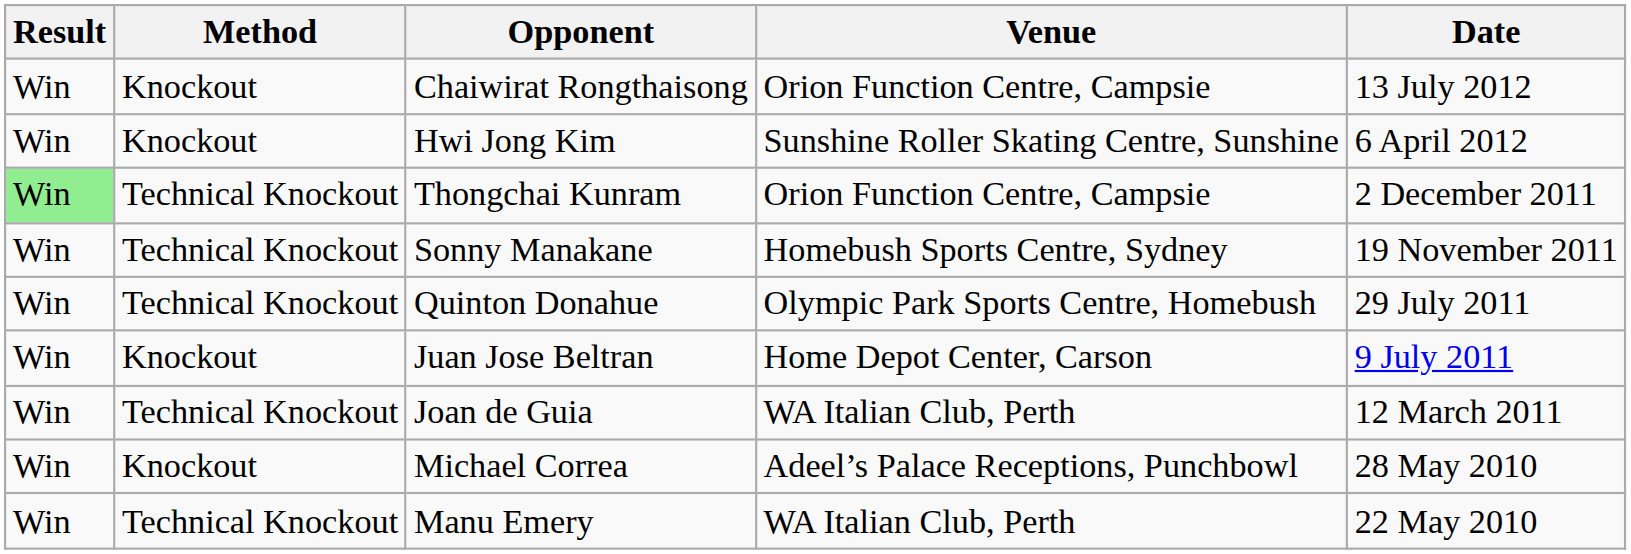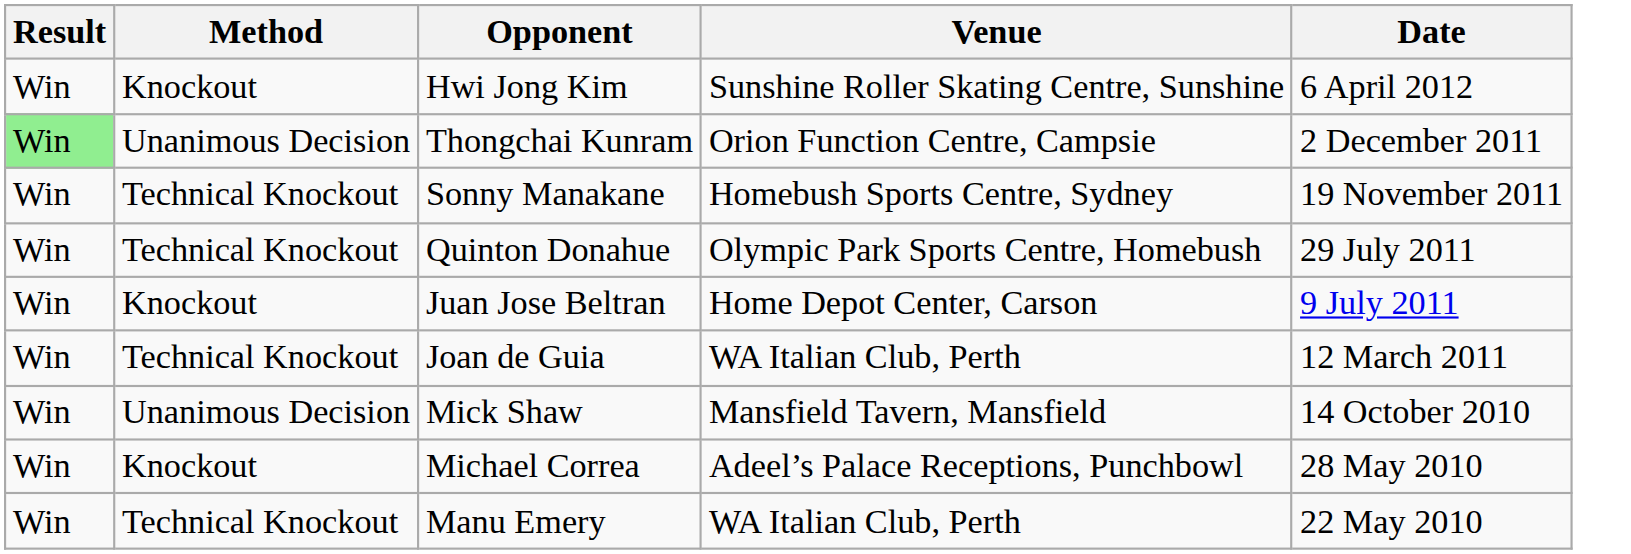- row: (581, 85)
(260, 194) Technical Knockout -> (266, 140) Unanimous Decision
+ row: (504, 411)
